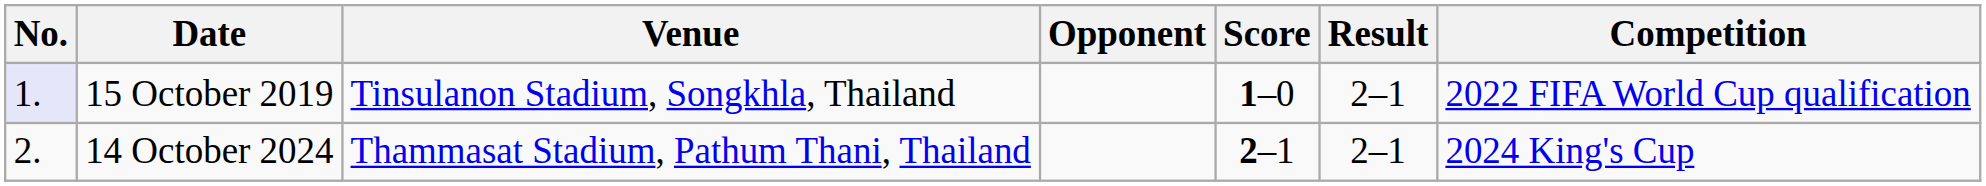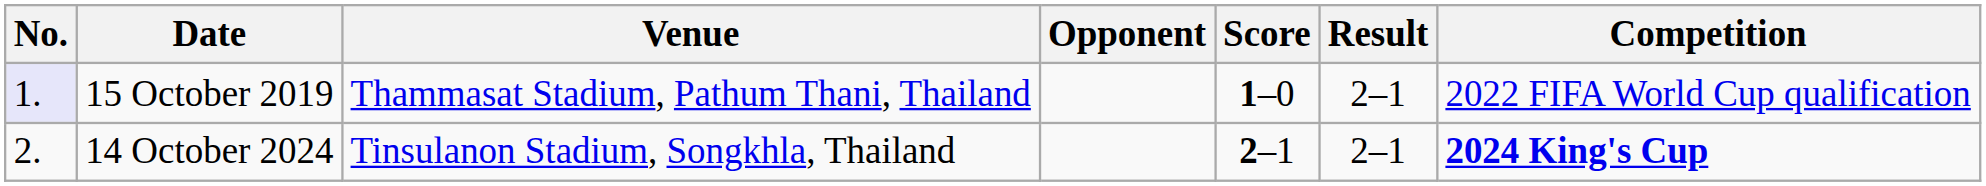(653, 92) Tinsulanon Stadium, Songkhla, Thailand -> (691, 92) Thammasat Stadium, Pathum Thani, Thailand
(691, 151) Thammasat Stadium, Pathum Thani, Thailand -> (653, 151) Tinsulanon Stadium, Songkhla, Thailand
(1570, 151) normal -> (1577, 151) bold
